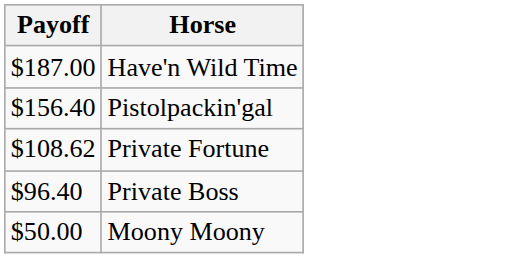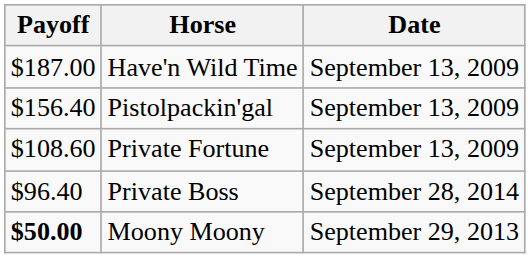+ column: (414, 25)
(53, 149) $108.62 -> (53, 149) $108.60
(47, 231) normal -> (47, 231) bold
